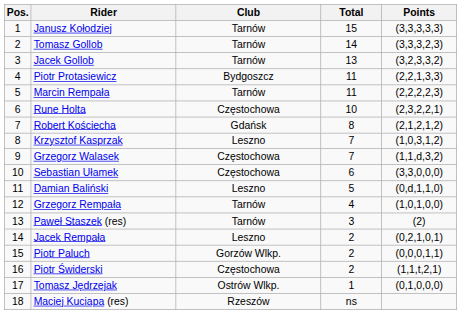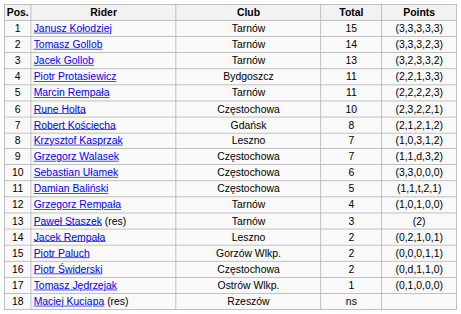(248, 189) Leszno -> (248, 189) Częstochowa
(419, 189) (0,d,1,1,0) -> (419, 189) (1,1,t,2,1)
(419, 269) (1,1,t,2,1) -> (419, 269) (0,d,1,1,0)
